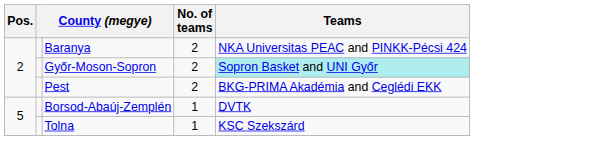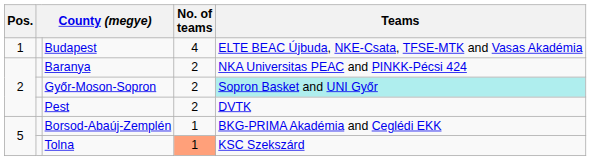+ row: (71, 47)
(330, 87) BKG-PRIMA Akadémia and Ceglédi EKK -> (235, 106) DVTK
(235, 106) DVTK -> (330, 126) BKG-PRIMA Akadémia and Ceglédi EKK
(195, 126) no background -> (195, 145) lightsalmon background
